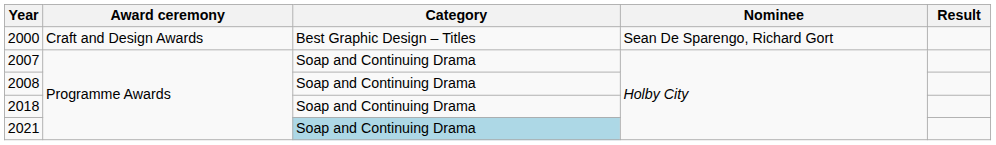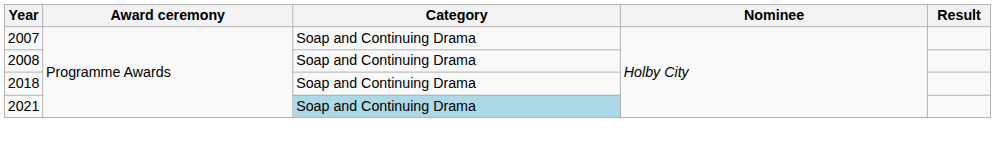- row: (24, 38)
